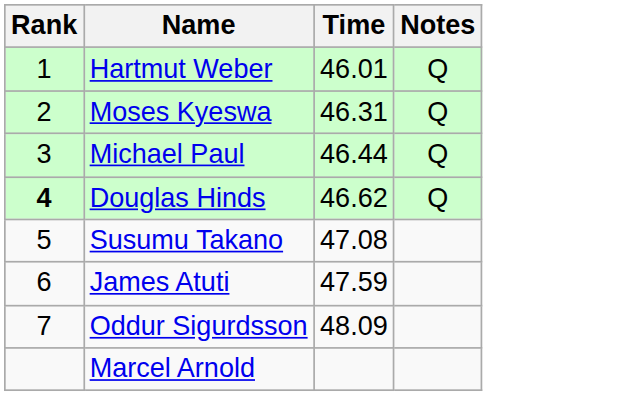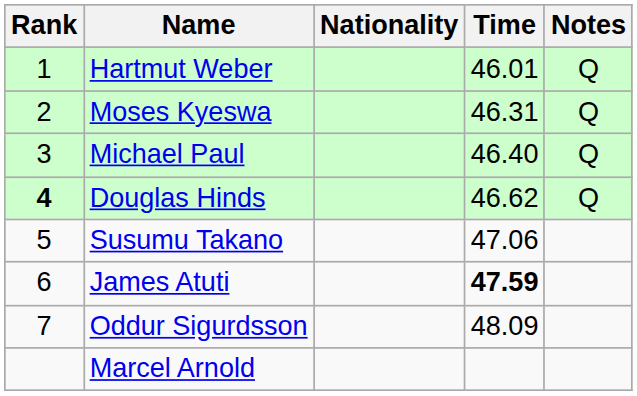+ column: (389, 25)
(354, 154) 46.44 -> (505, 154) 46.40
(354, 240) 47.08 -> (505, 240) 47.06
(354, 283) normal -> (505, 283) bold
